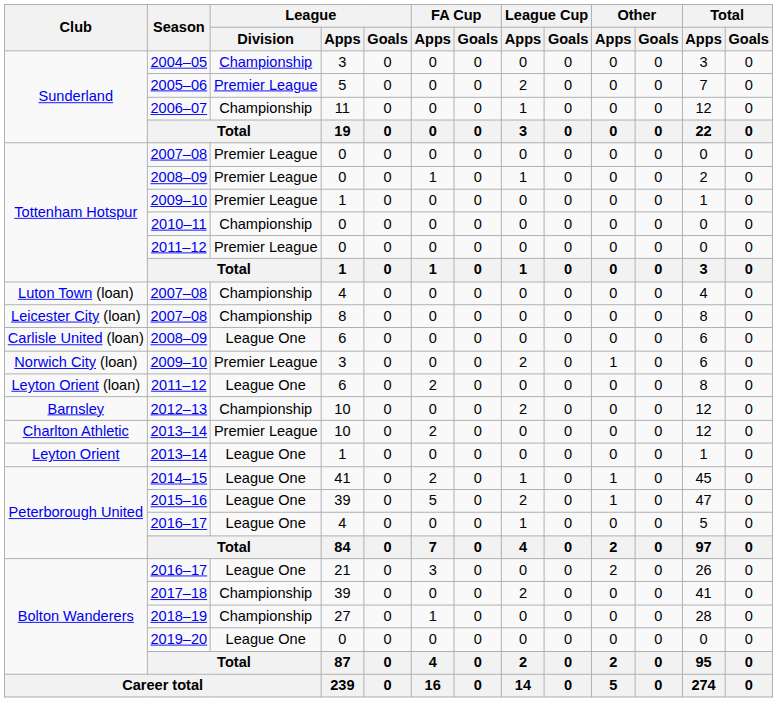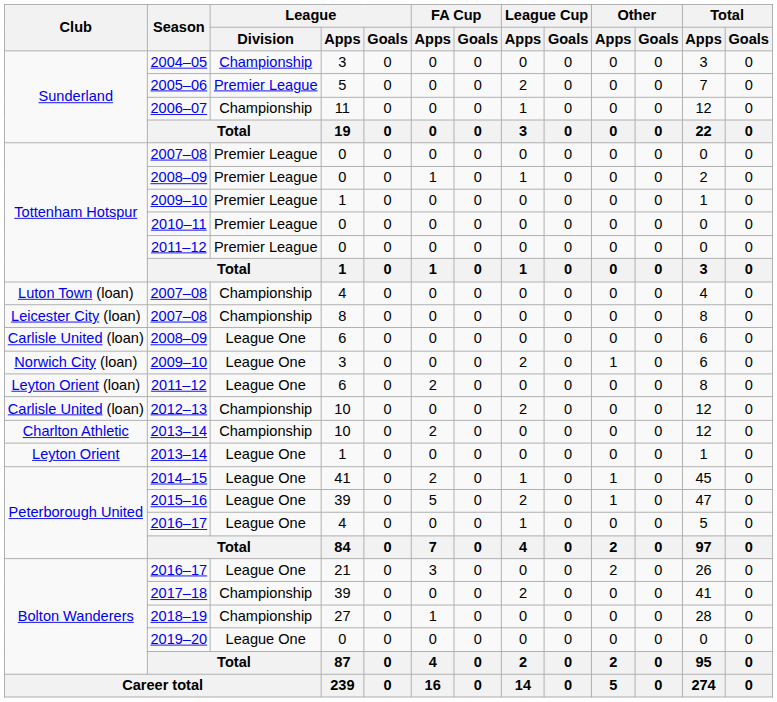(266, 223) Championship -> (266, 223) Premier League
(266, 362) Premier League -> (266, 362) League One
(76, 408) Barnsley -> (76, 408) Carlisle United (loan)
(266, 431) Premier League -> (266, 431) Championship
